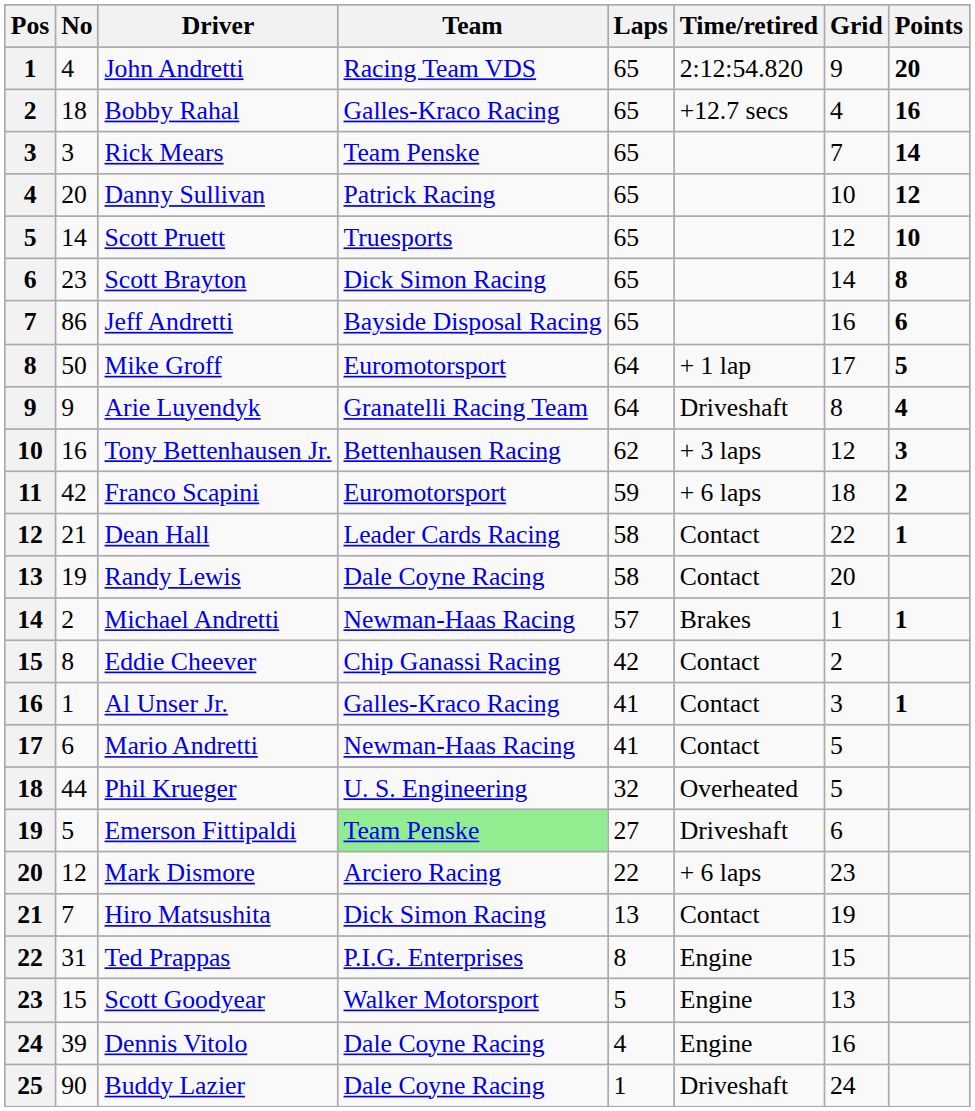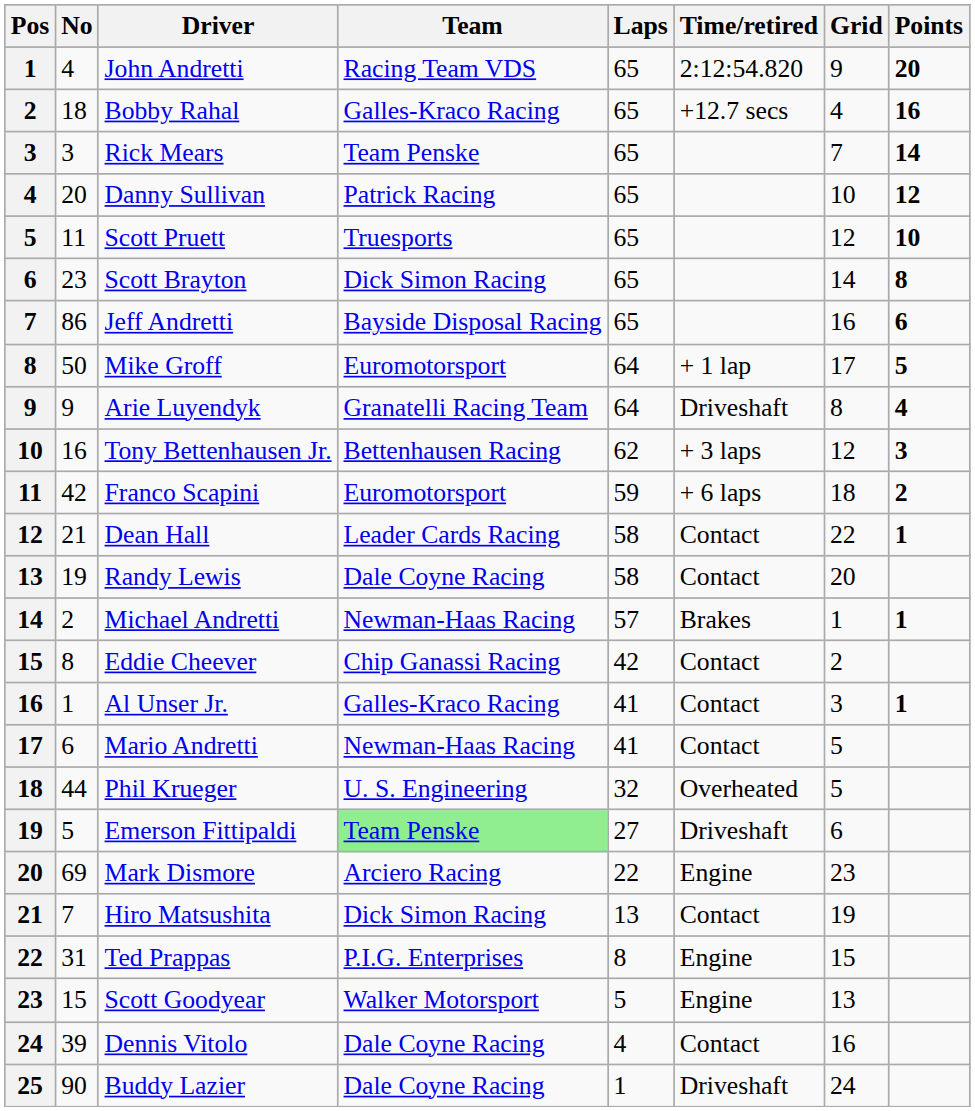(74, 237) 14 -> (74, 237) 11
(74, 872) 12 -> (74, 872) 69
(720, 872) + 6 laps -> (716, 872) Engine
(716, 1042) Engine -> (720, 1042) Contact
